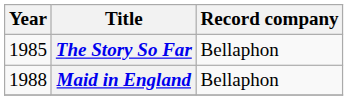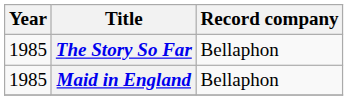(28, 79) 1988 -> (28, 79) 1985
